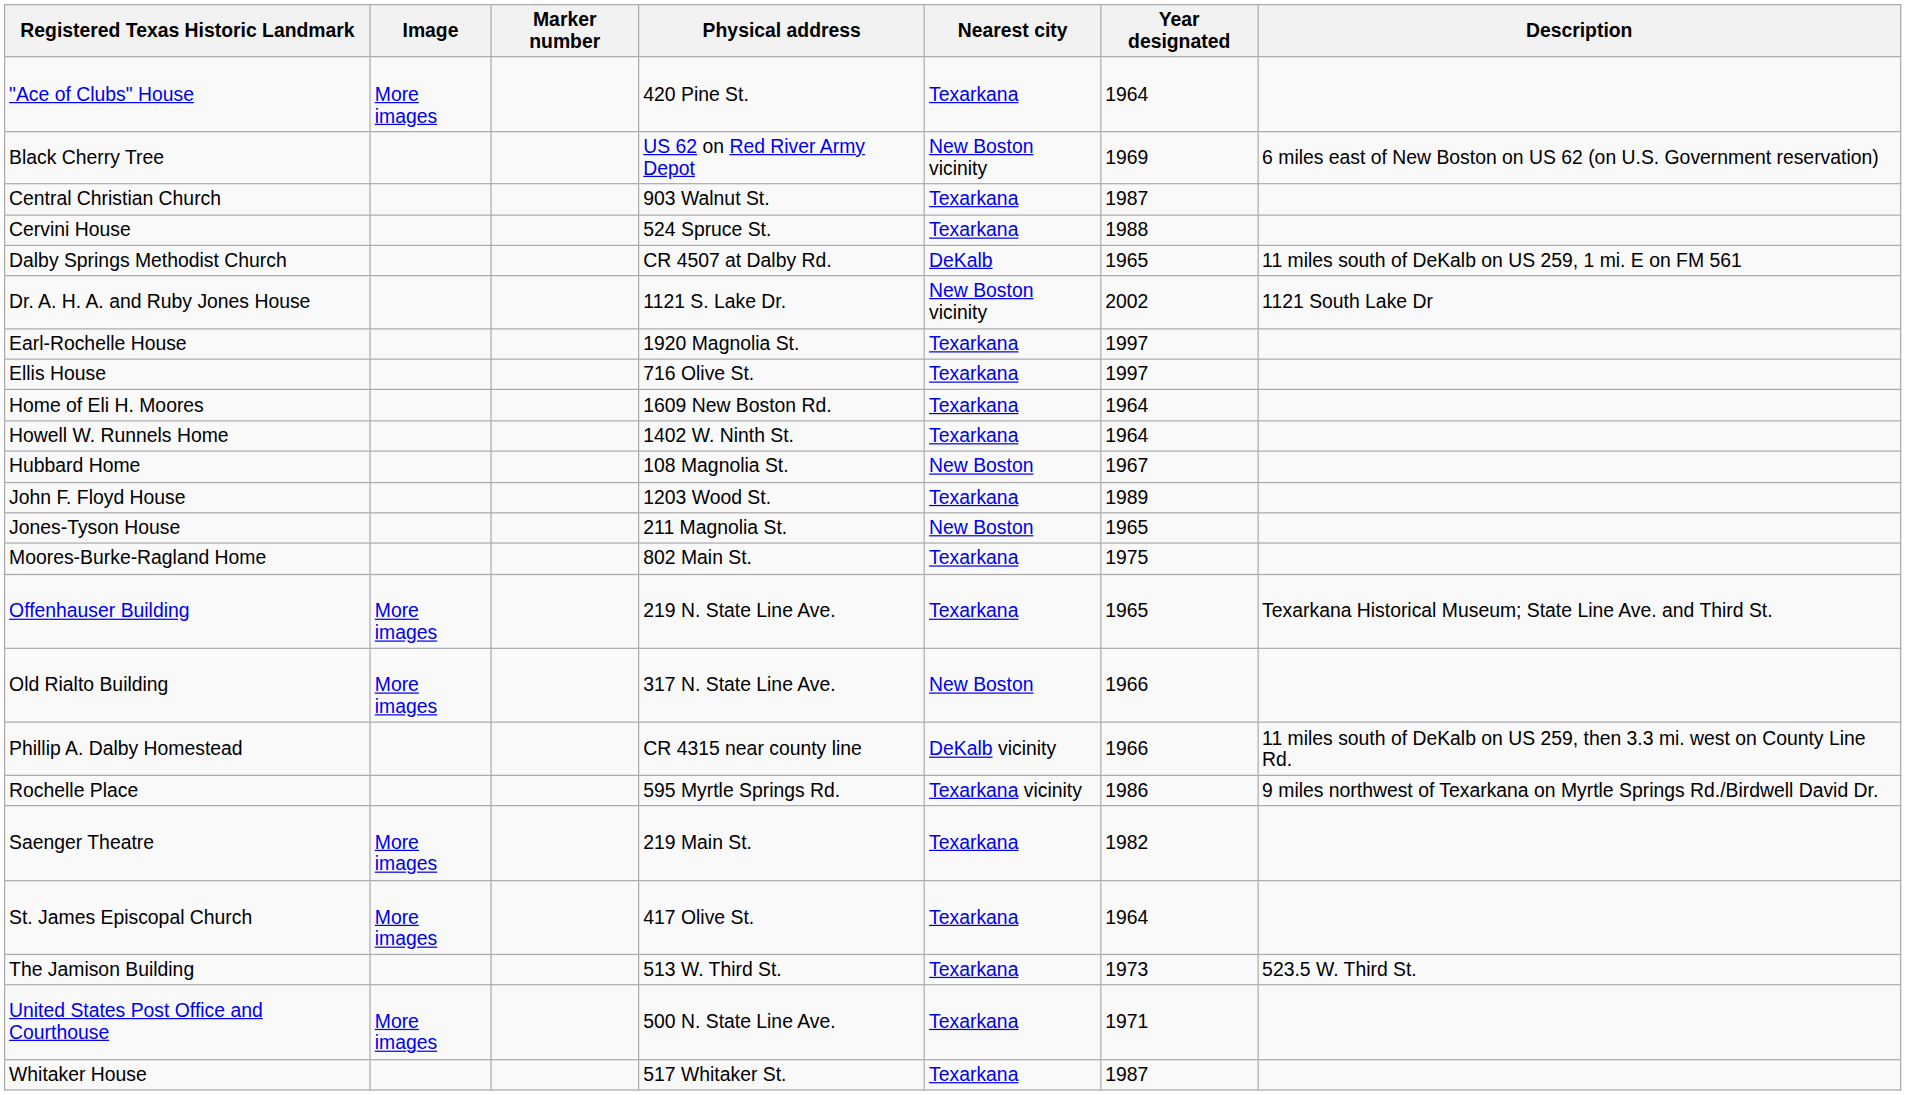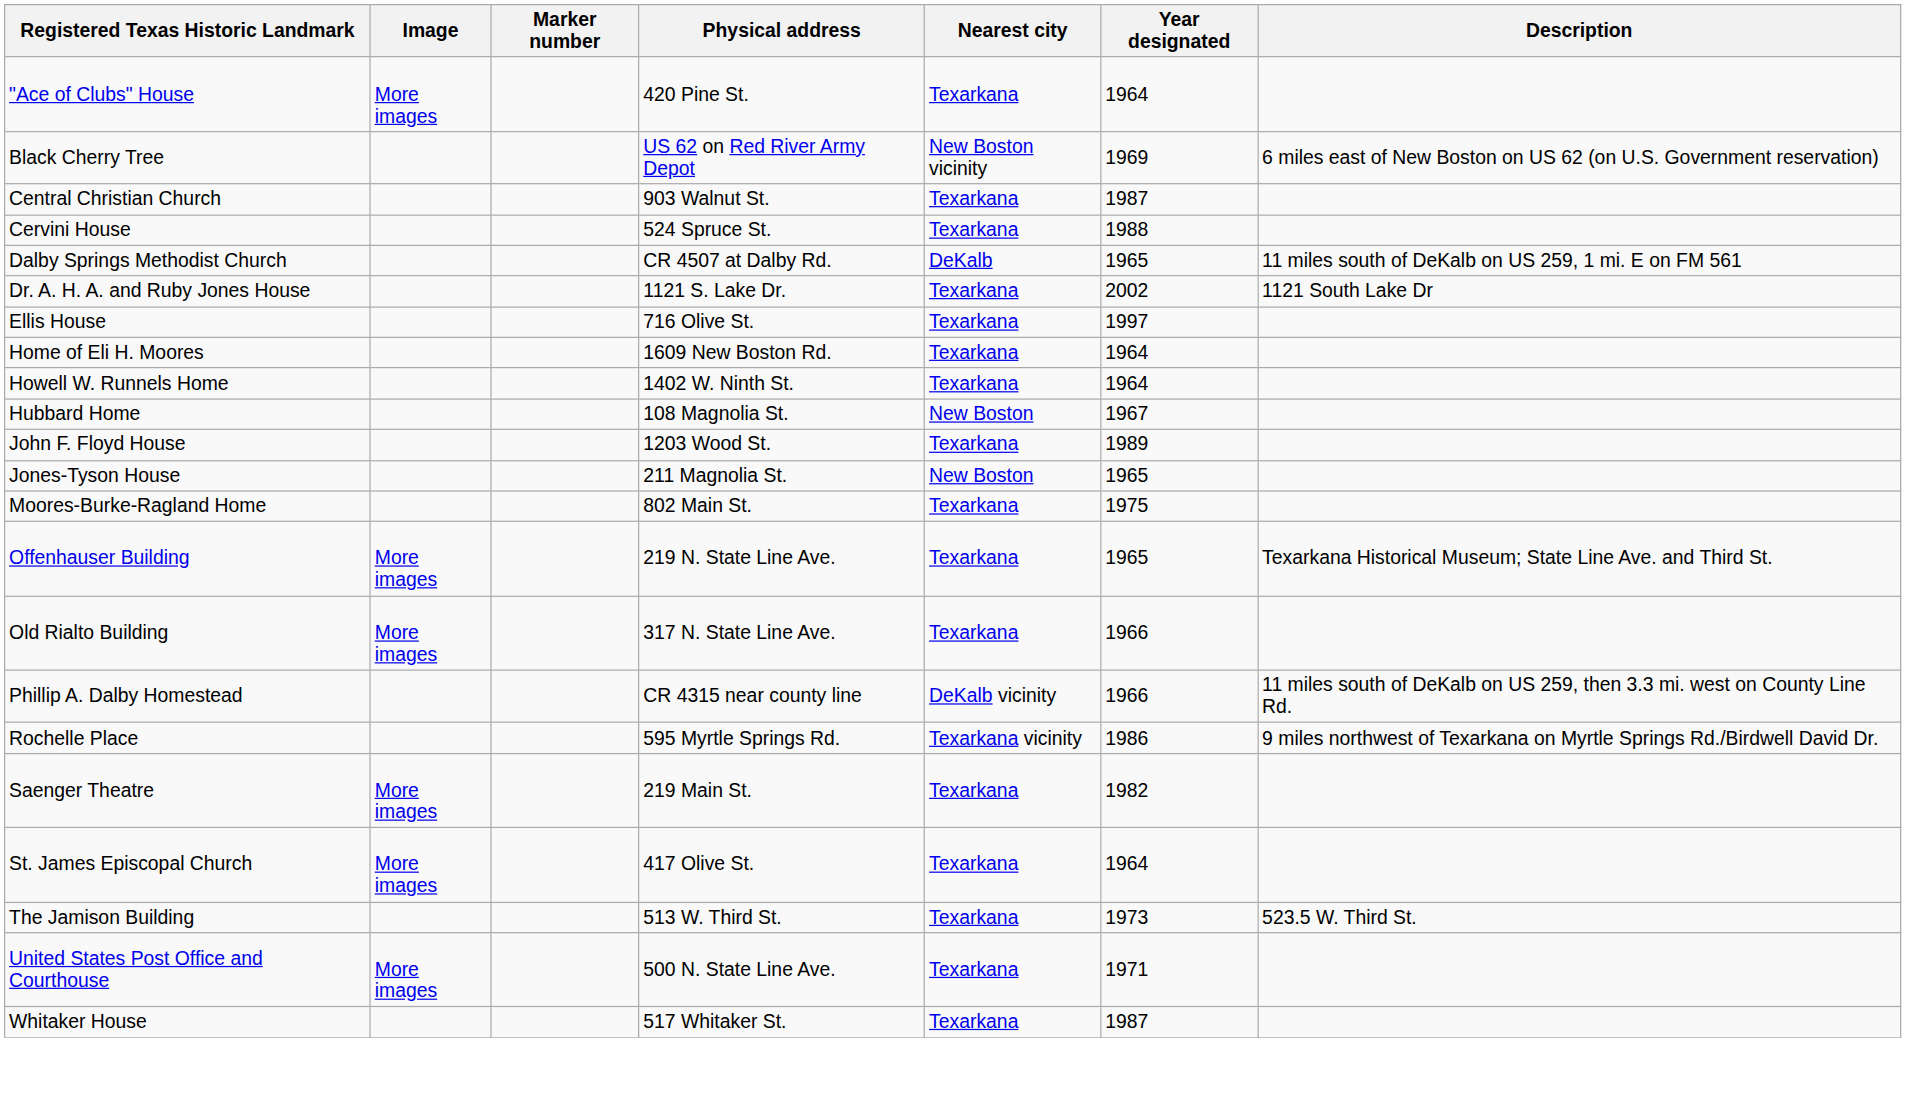(981, 302) New Boston vicinity -> (974, 291) Texarkana
- row: (98, 343)
(981, 685) New Boston -> (974, 632) Texarkana
